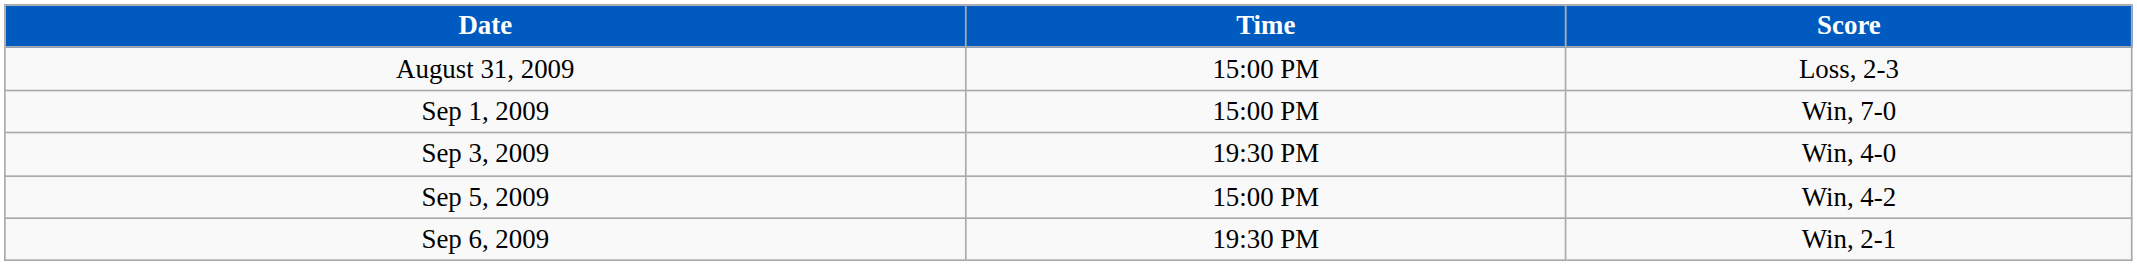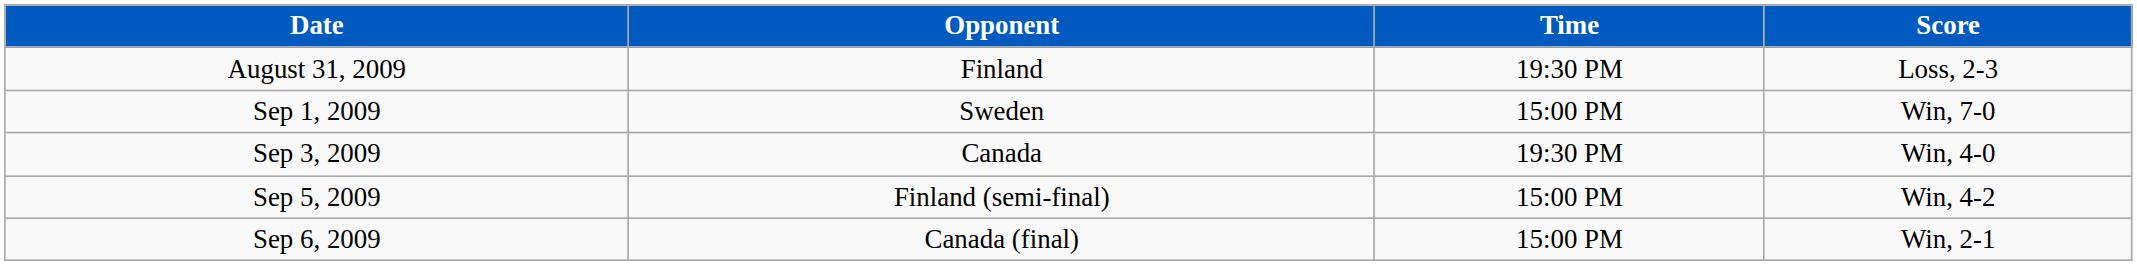+ column: (1002, 25)
(1266, 68) 15:00 PM -> (1570, 68) 19:30 PM
(1266, 238) 19:30 PM -> (1570, 238) 15:00 PM
